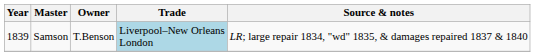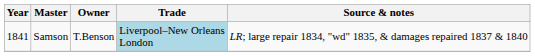(18, 36) 1839 -> (18, 36) 1841
